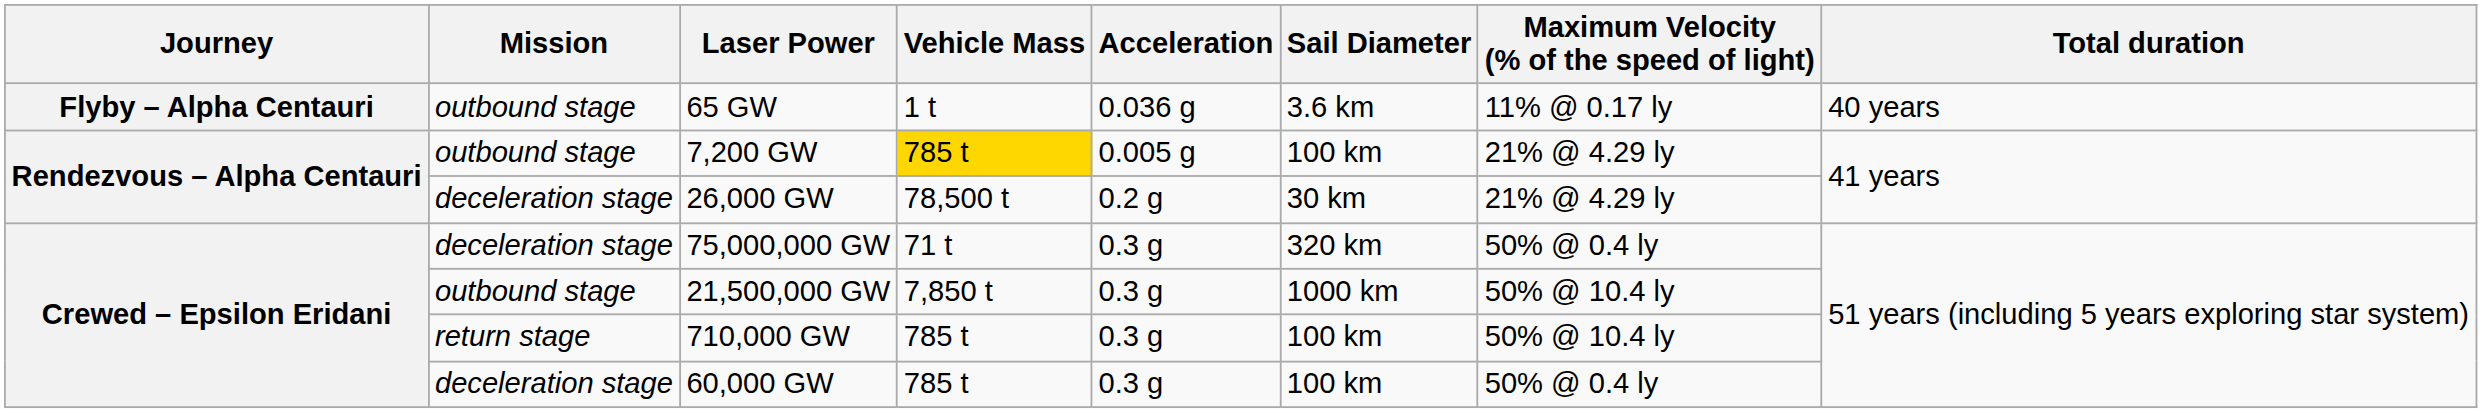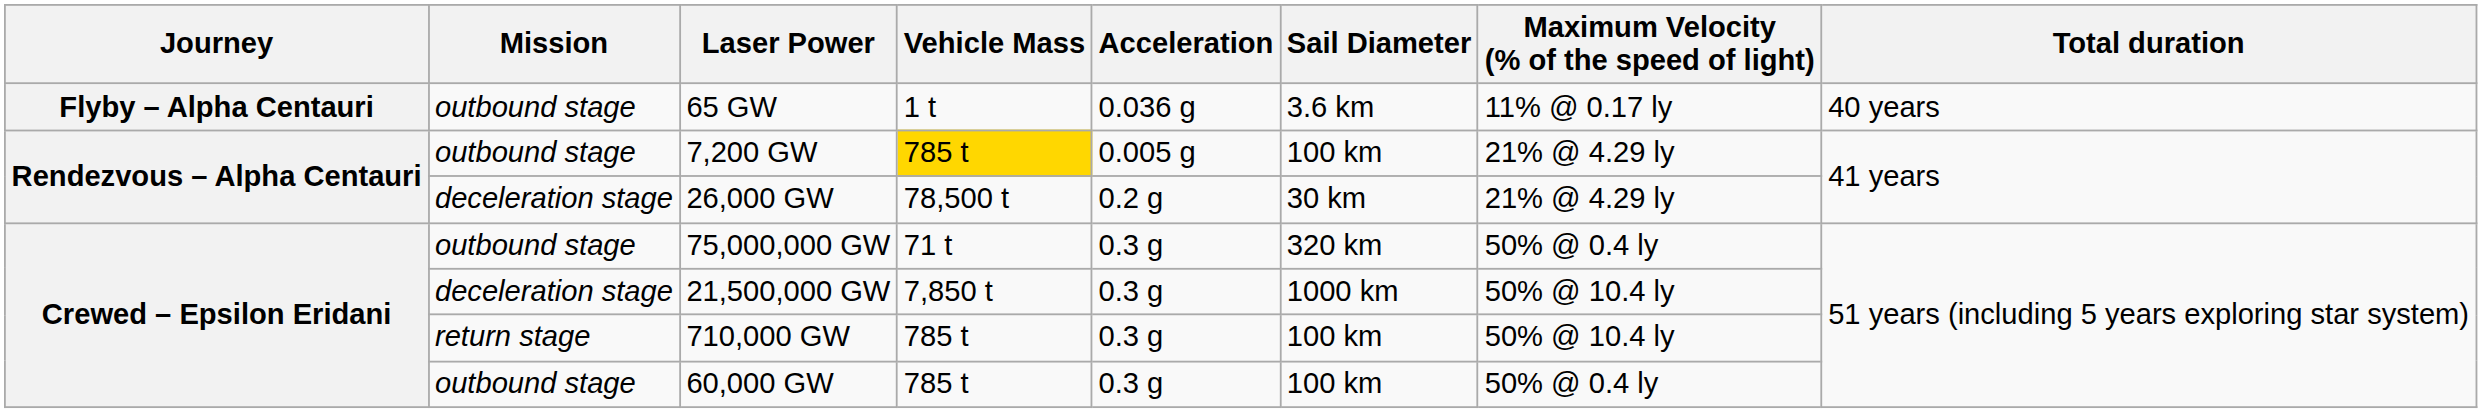(554, 245) deceleration stage -> (535, 245) outbound stage
(535, 291) outbound stage -> (554, 291) deceleration stage
(554, 383) deceleration stage -> (535, 383) outbound stage
